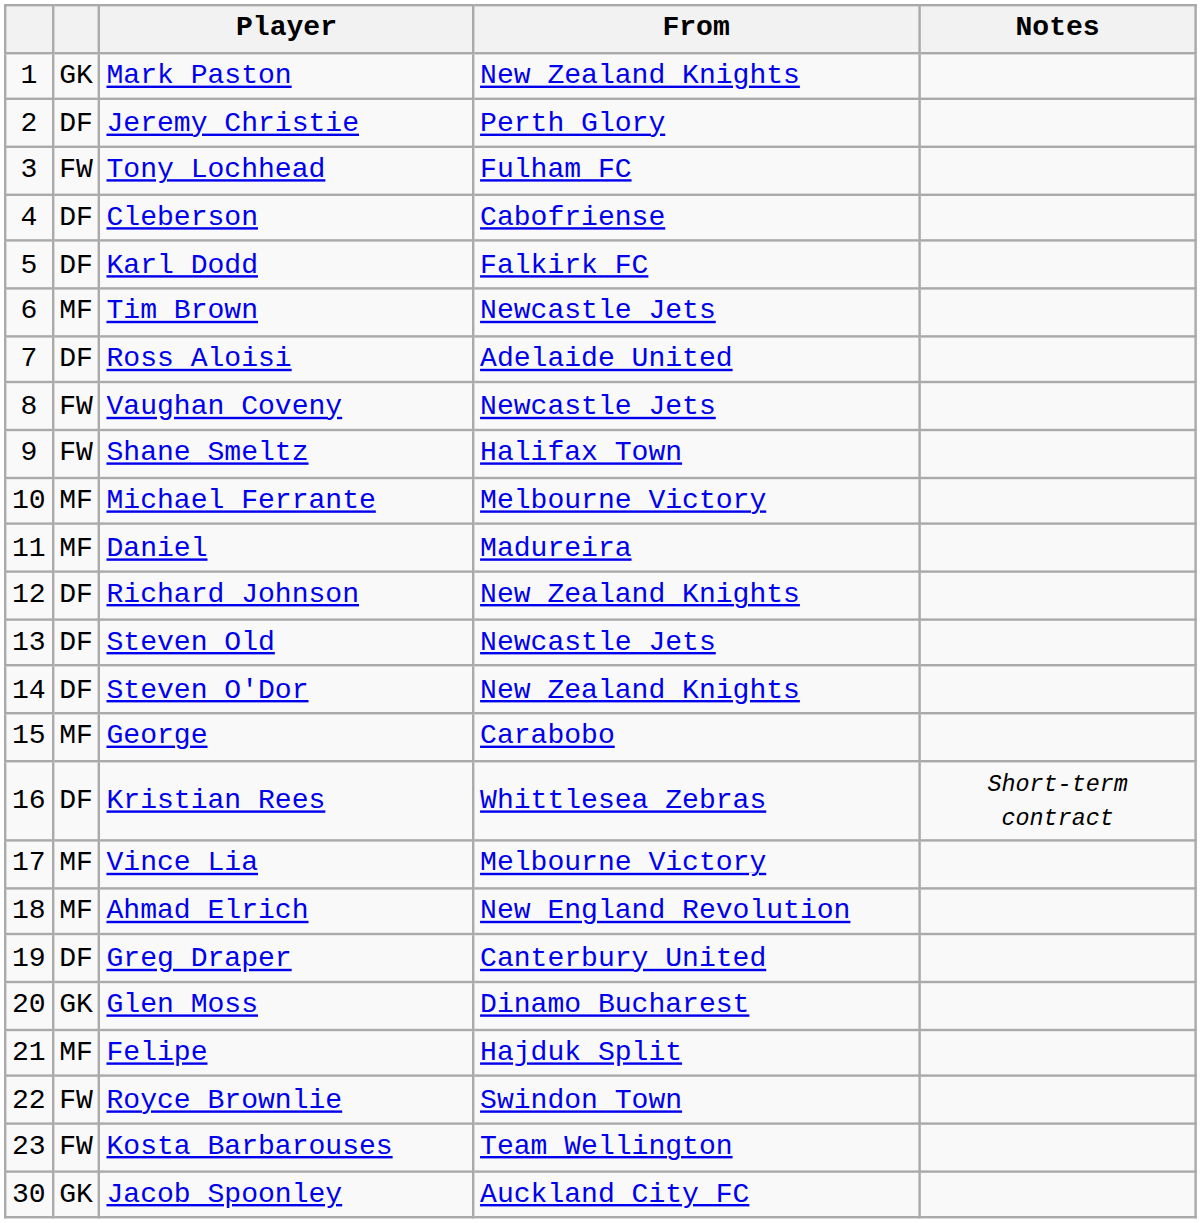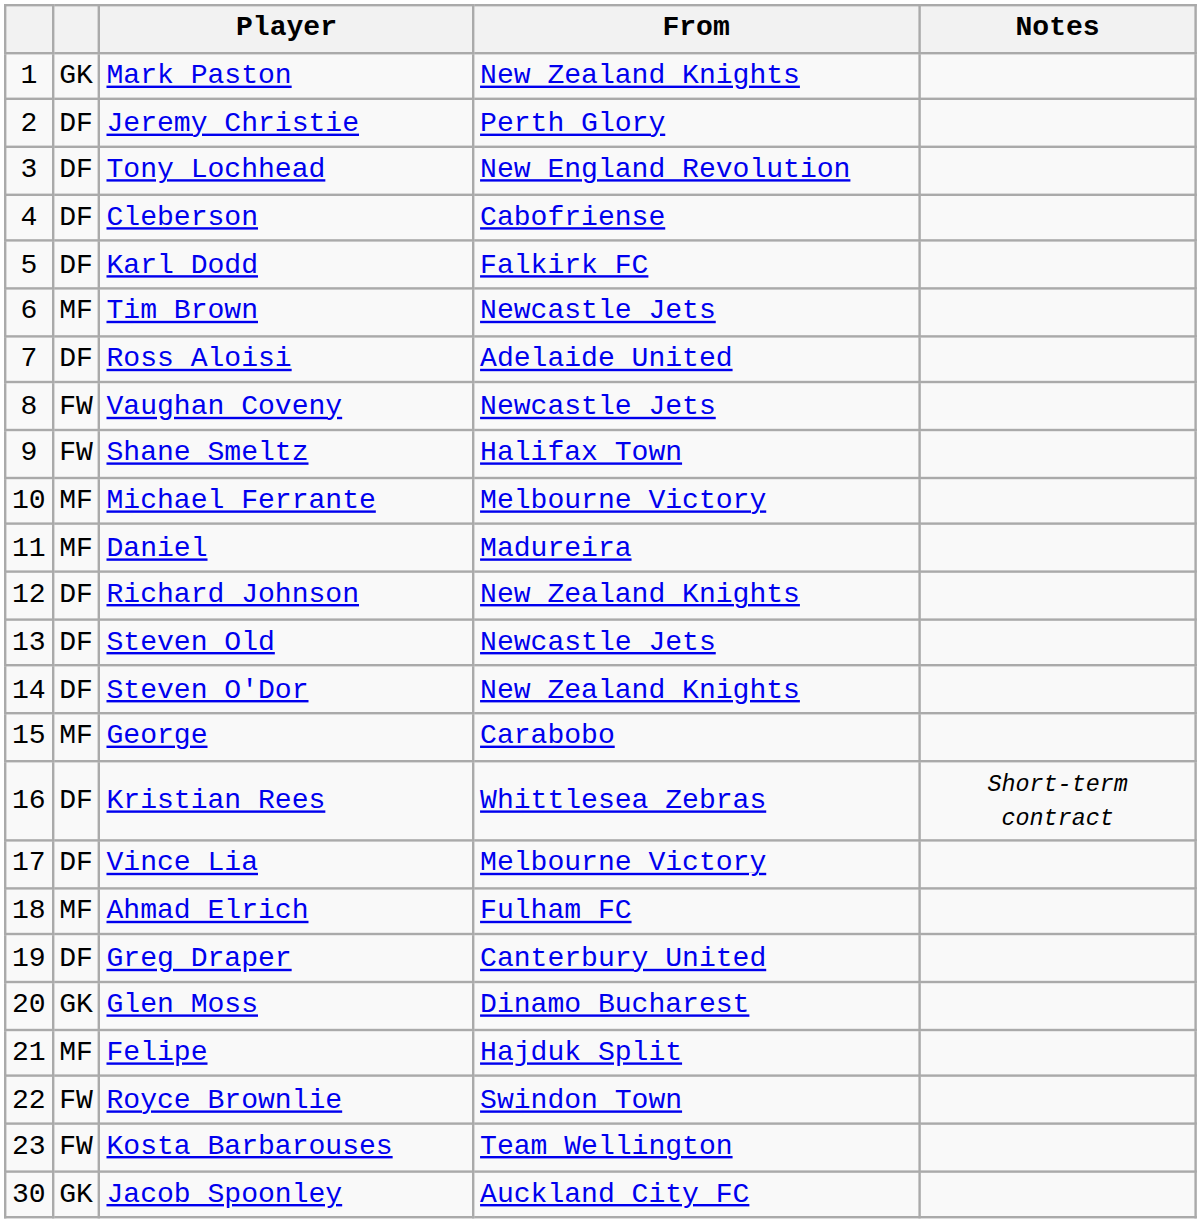(76, 170) FW -> (76, 170) DF
(556, 170) Fulham FC -> (665, 170) New England Revolution
(76, 864) MF -> (76, 864) DF
(665, 911) New England Revolution -> (556, 911) Fulham FC
